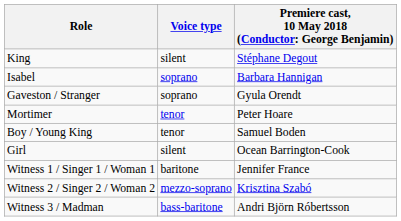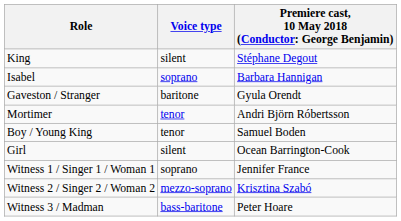(179, 95) soprano -> (180, 95) baritone
(265, 114) Peter Hoare -> (293, 114) Andri Björn Róbertsson
(180, 169) baritone -> (179, 169) soprano
(293, 206) Andri Björn Róbertsson -> (265, 206) Peter Hoare
